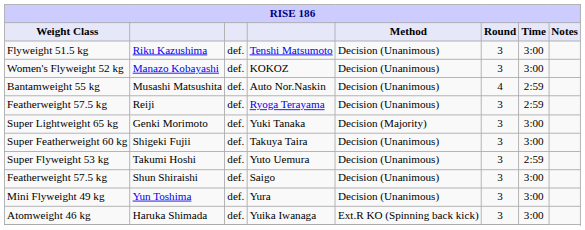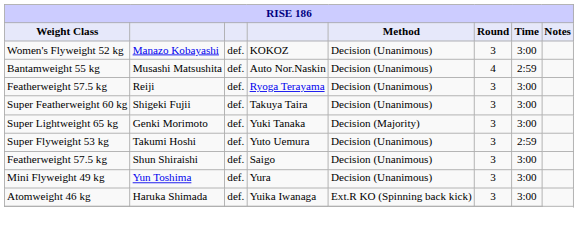- row: (170, 50)
(534, 105) 2:59 -> (527, 86) 3:00
rows swapped: (162, 141) <-> (170, 123)
